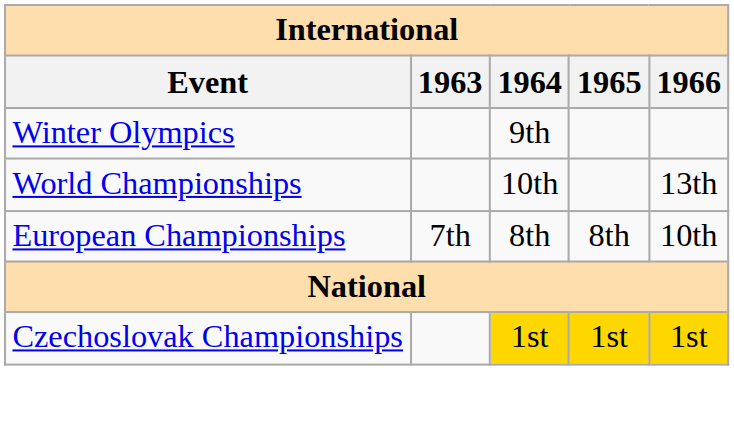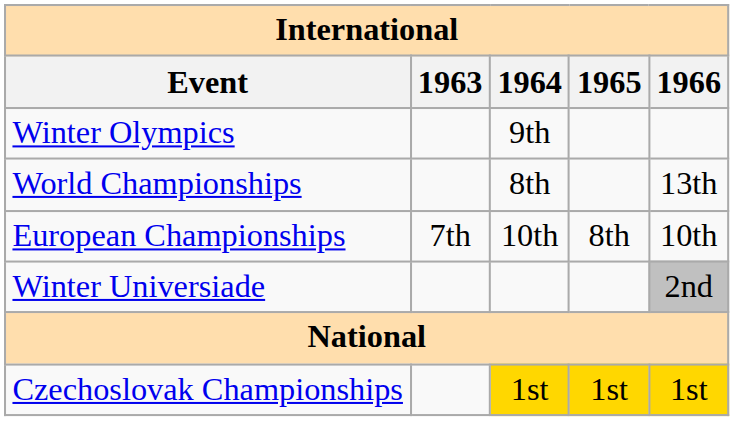(530, 183) 10th -> (530, 183) 8th
(530, 235) 8th -> (530, 235) 10th
+ row: (139, 286)
